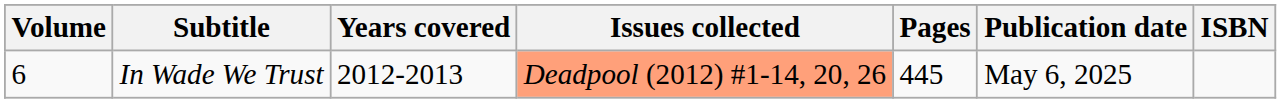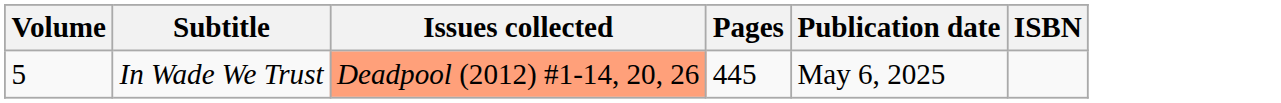- column: (424, 27)
(19, 73) 6 -> (19, 73) 5
